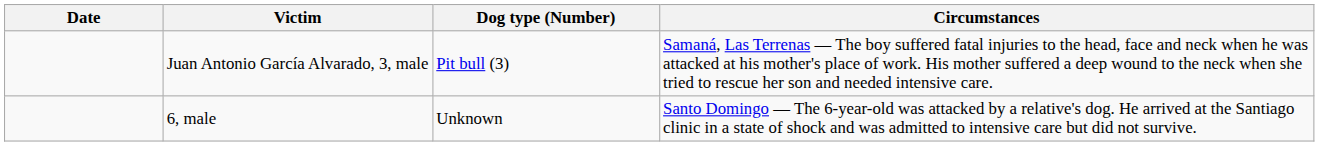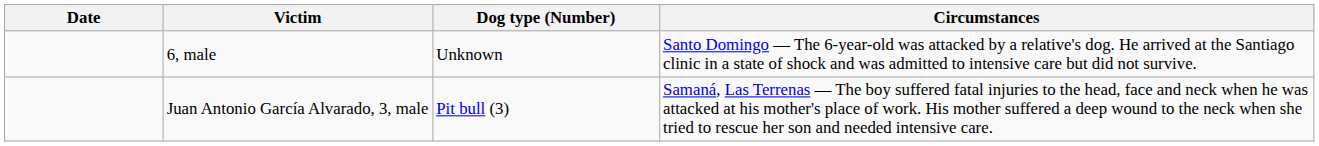rows swapped: (191, 118) <-> (298, 63)
